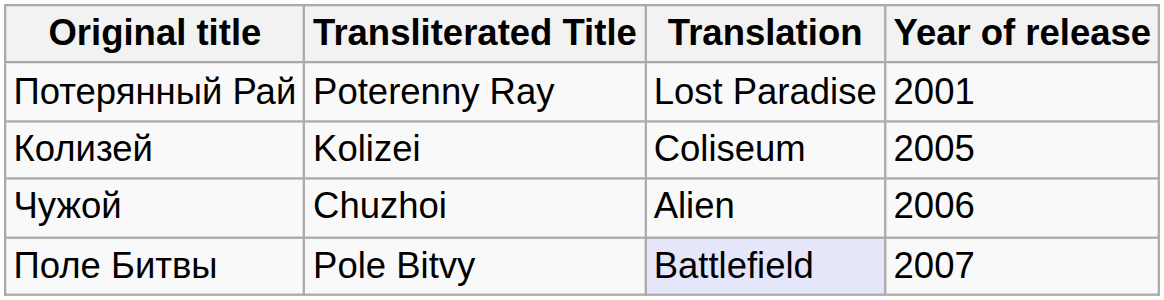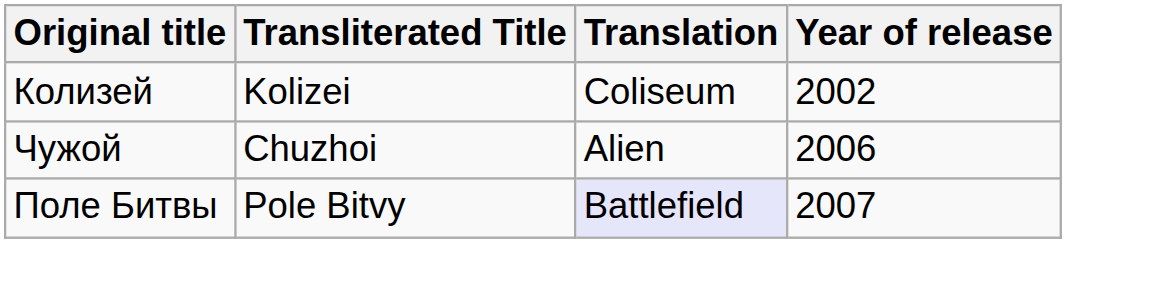- row: (155, 91)
(934, 149) 2005 -> (836, 91) 2002
